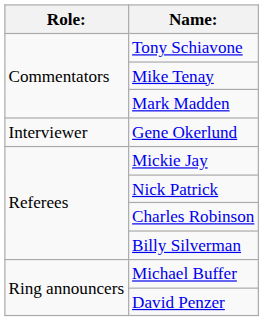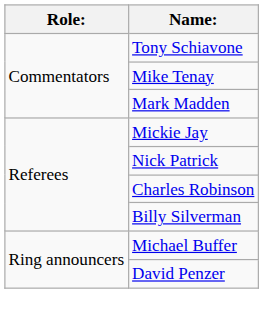- row: (185, 132)
